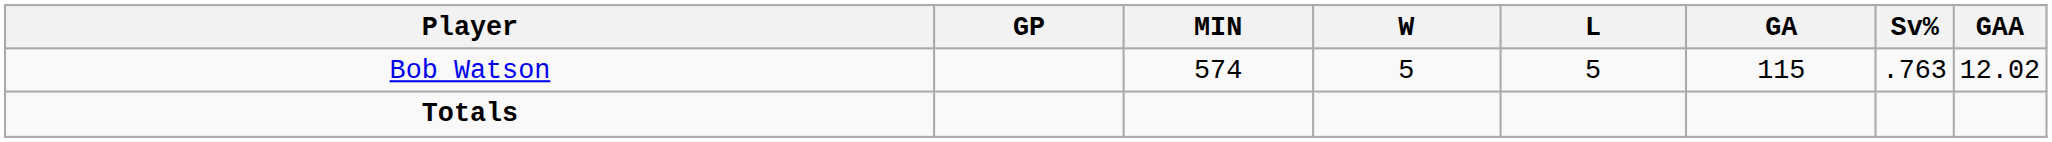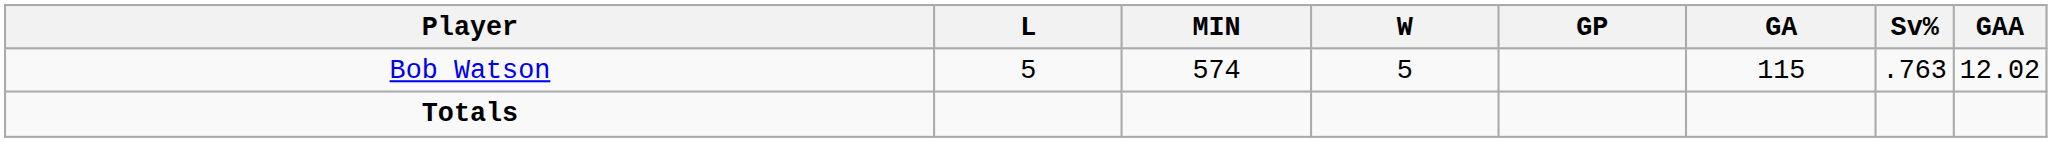columns swapped: (1029, 27) <-> (1593, 27)
